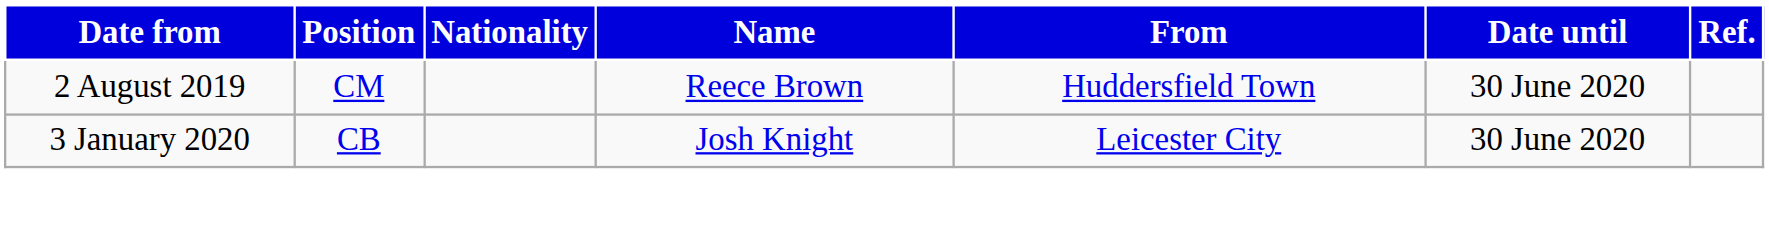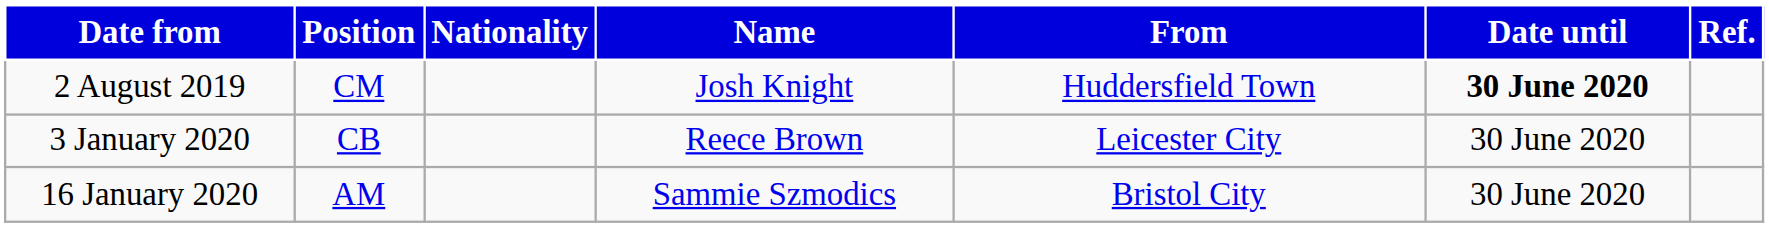(774, 86) Reece Brown -> (774, 86) Josh Knight
(1558, 86) normal -> (1558, 86) bold
(774, 140) Josh Knight -> (774, 140) Reece Brown
+ row: (150, 194)
